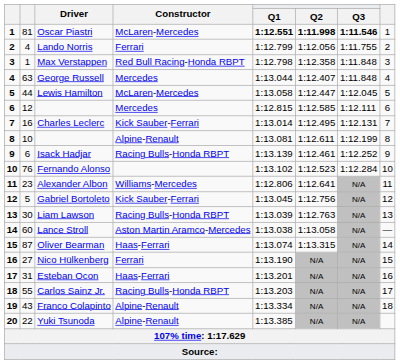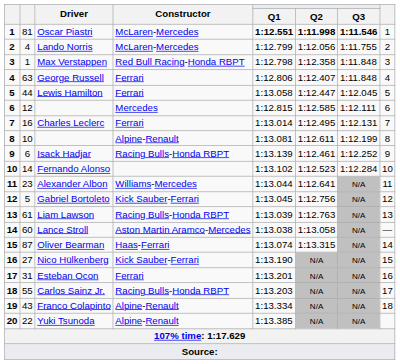(130, 47) Ferrari -> (157, 47) McLaren-Mercedes
(137, 77) Mercedes -> (130, 77) Ferrari
(274, 77) 1:13.044 -> (274, 77) 1:12.806
(157, 92) McLaren-Mercedes -> (130, 92) Ferrari
(157, 123) Kick Sauber-Ferrari -> (130, 123) Ferrari
(27, 168) 76 -> (27, 168) 14
(274, 184) 1:12.806 -> (274, 184) 1:13.044
(27, 214) 30 -> (27, 214) 61
(130, 260) Ferrari -> (157, 260) Kick Sauber-Ferrari
(142, 275) Haas-Ferrari -> (130, 275) Ferrari
